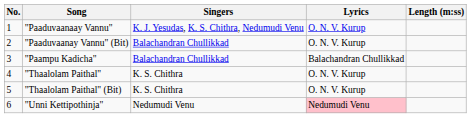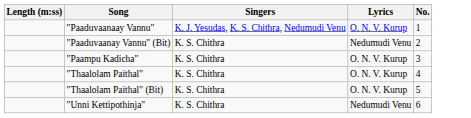columns swapped: (13, 12) <-> (436, 12)
(181, 43) Balachandran Chullikkad -> (200, 43) K. S. Chithra
(337, 43) O. N. V. Kurup -> (381, 43) Nedumudi Venu
(181, 59) Balachandran Chullikkad -> (200, 59) K. S. Chithra
(356, 59) Balachandran Chullikkad -> (379, 59) O. N. V. Kurup
(164, 105) Nedumudi Venu -> (200, 105) K. S. Chithra
(339, 105) pink background -> (381, 105) no background
